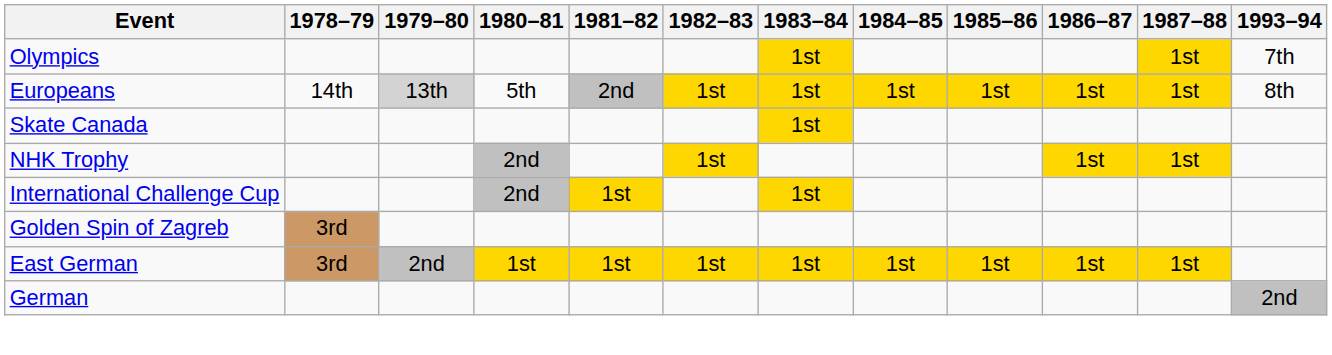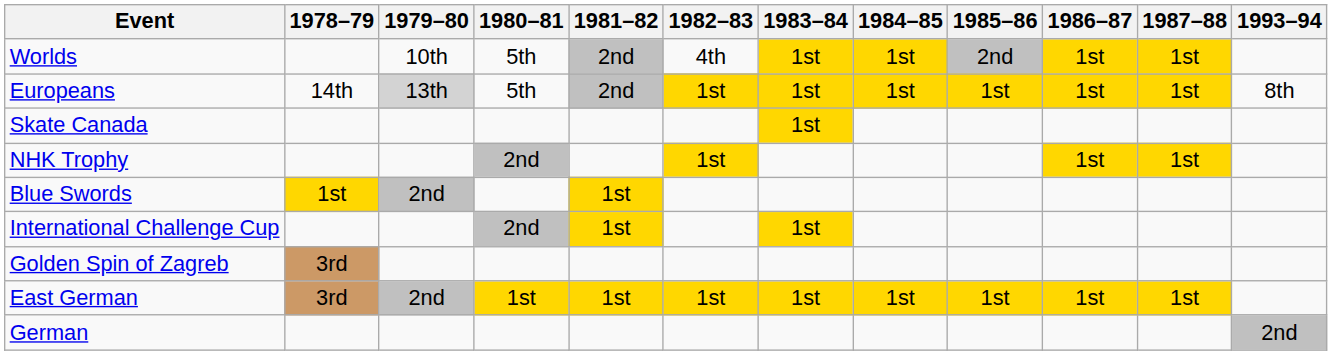- row: (54, 56)
+ row: (43, 56)
+ row: (71, 194)
